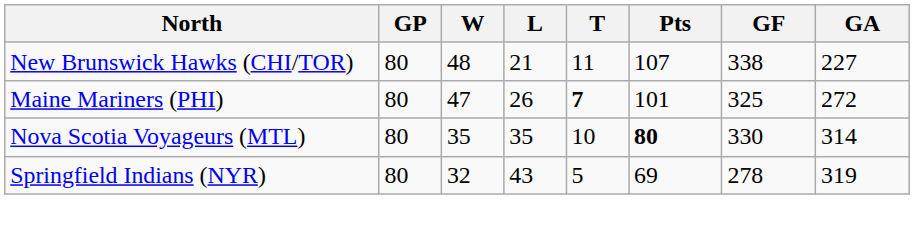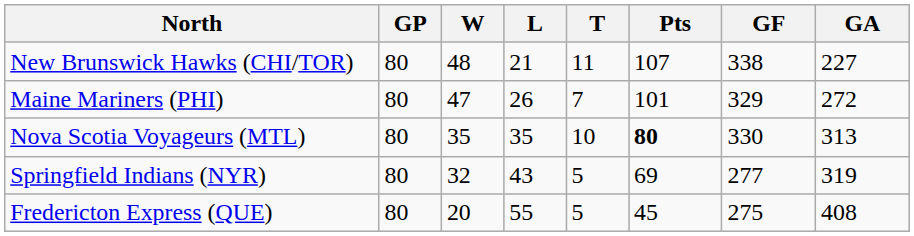(578, 99) bold -> (578, 99) normal
(745, 99) 325 -> (745, 99) 329
(839, 136) 314 -> (839, 136) 313
(745, 174) 278 -> (745, 174) 277
+ row: (141, 212)
